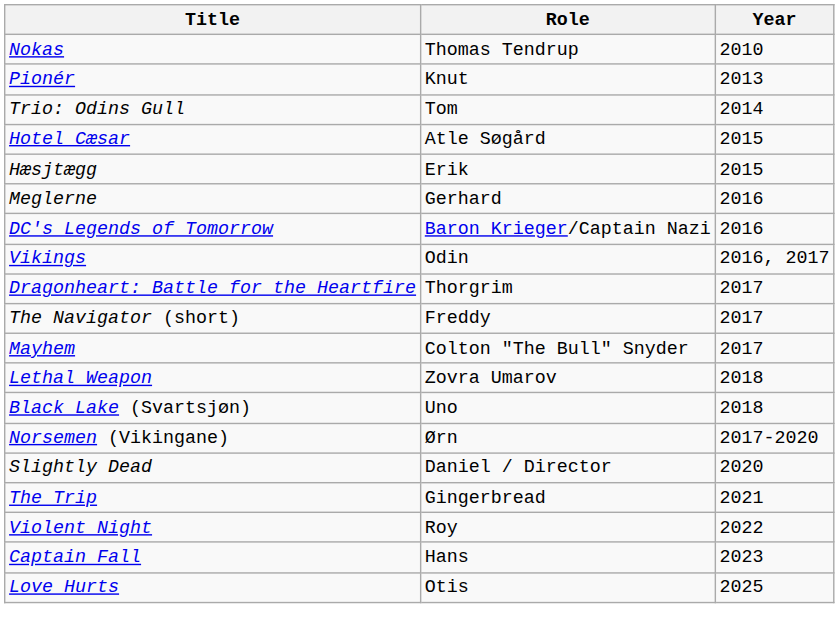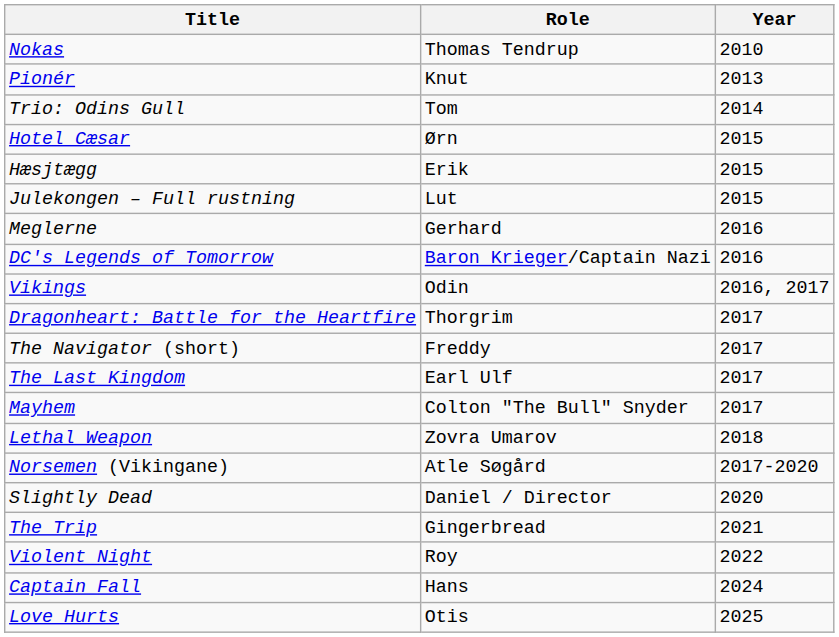(485, 139) Atle Søgård -> (441, 139) Ørn
+ row: (152, 199)
+ row: (97, 378)
- row: (130, 408)
(441, 438) Ørn -> (485, 468) Atle Søgård
(742, 557) 2023 -> (742, 587) 2024
